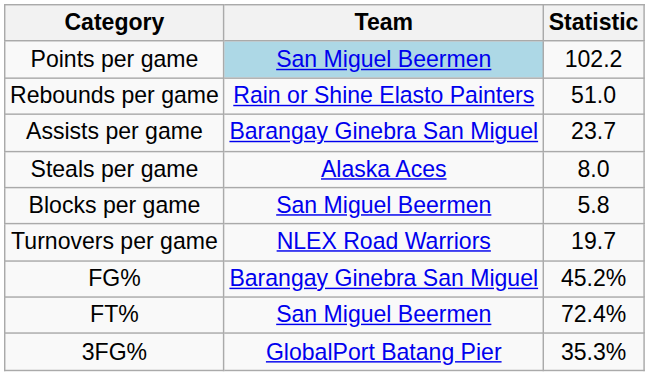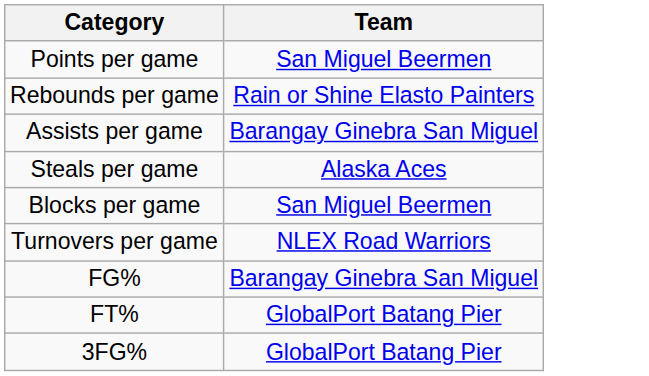- column: (594, 22)
(384, 59) lightblue background -> (384, 59) no background
(384, 315) San Miguel Beermen -> (384, 315) GlobalPort Batang Pier
